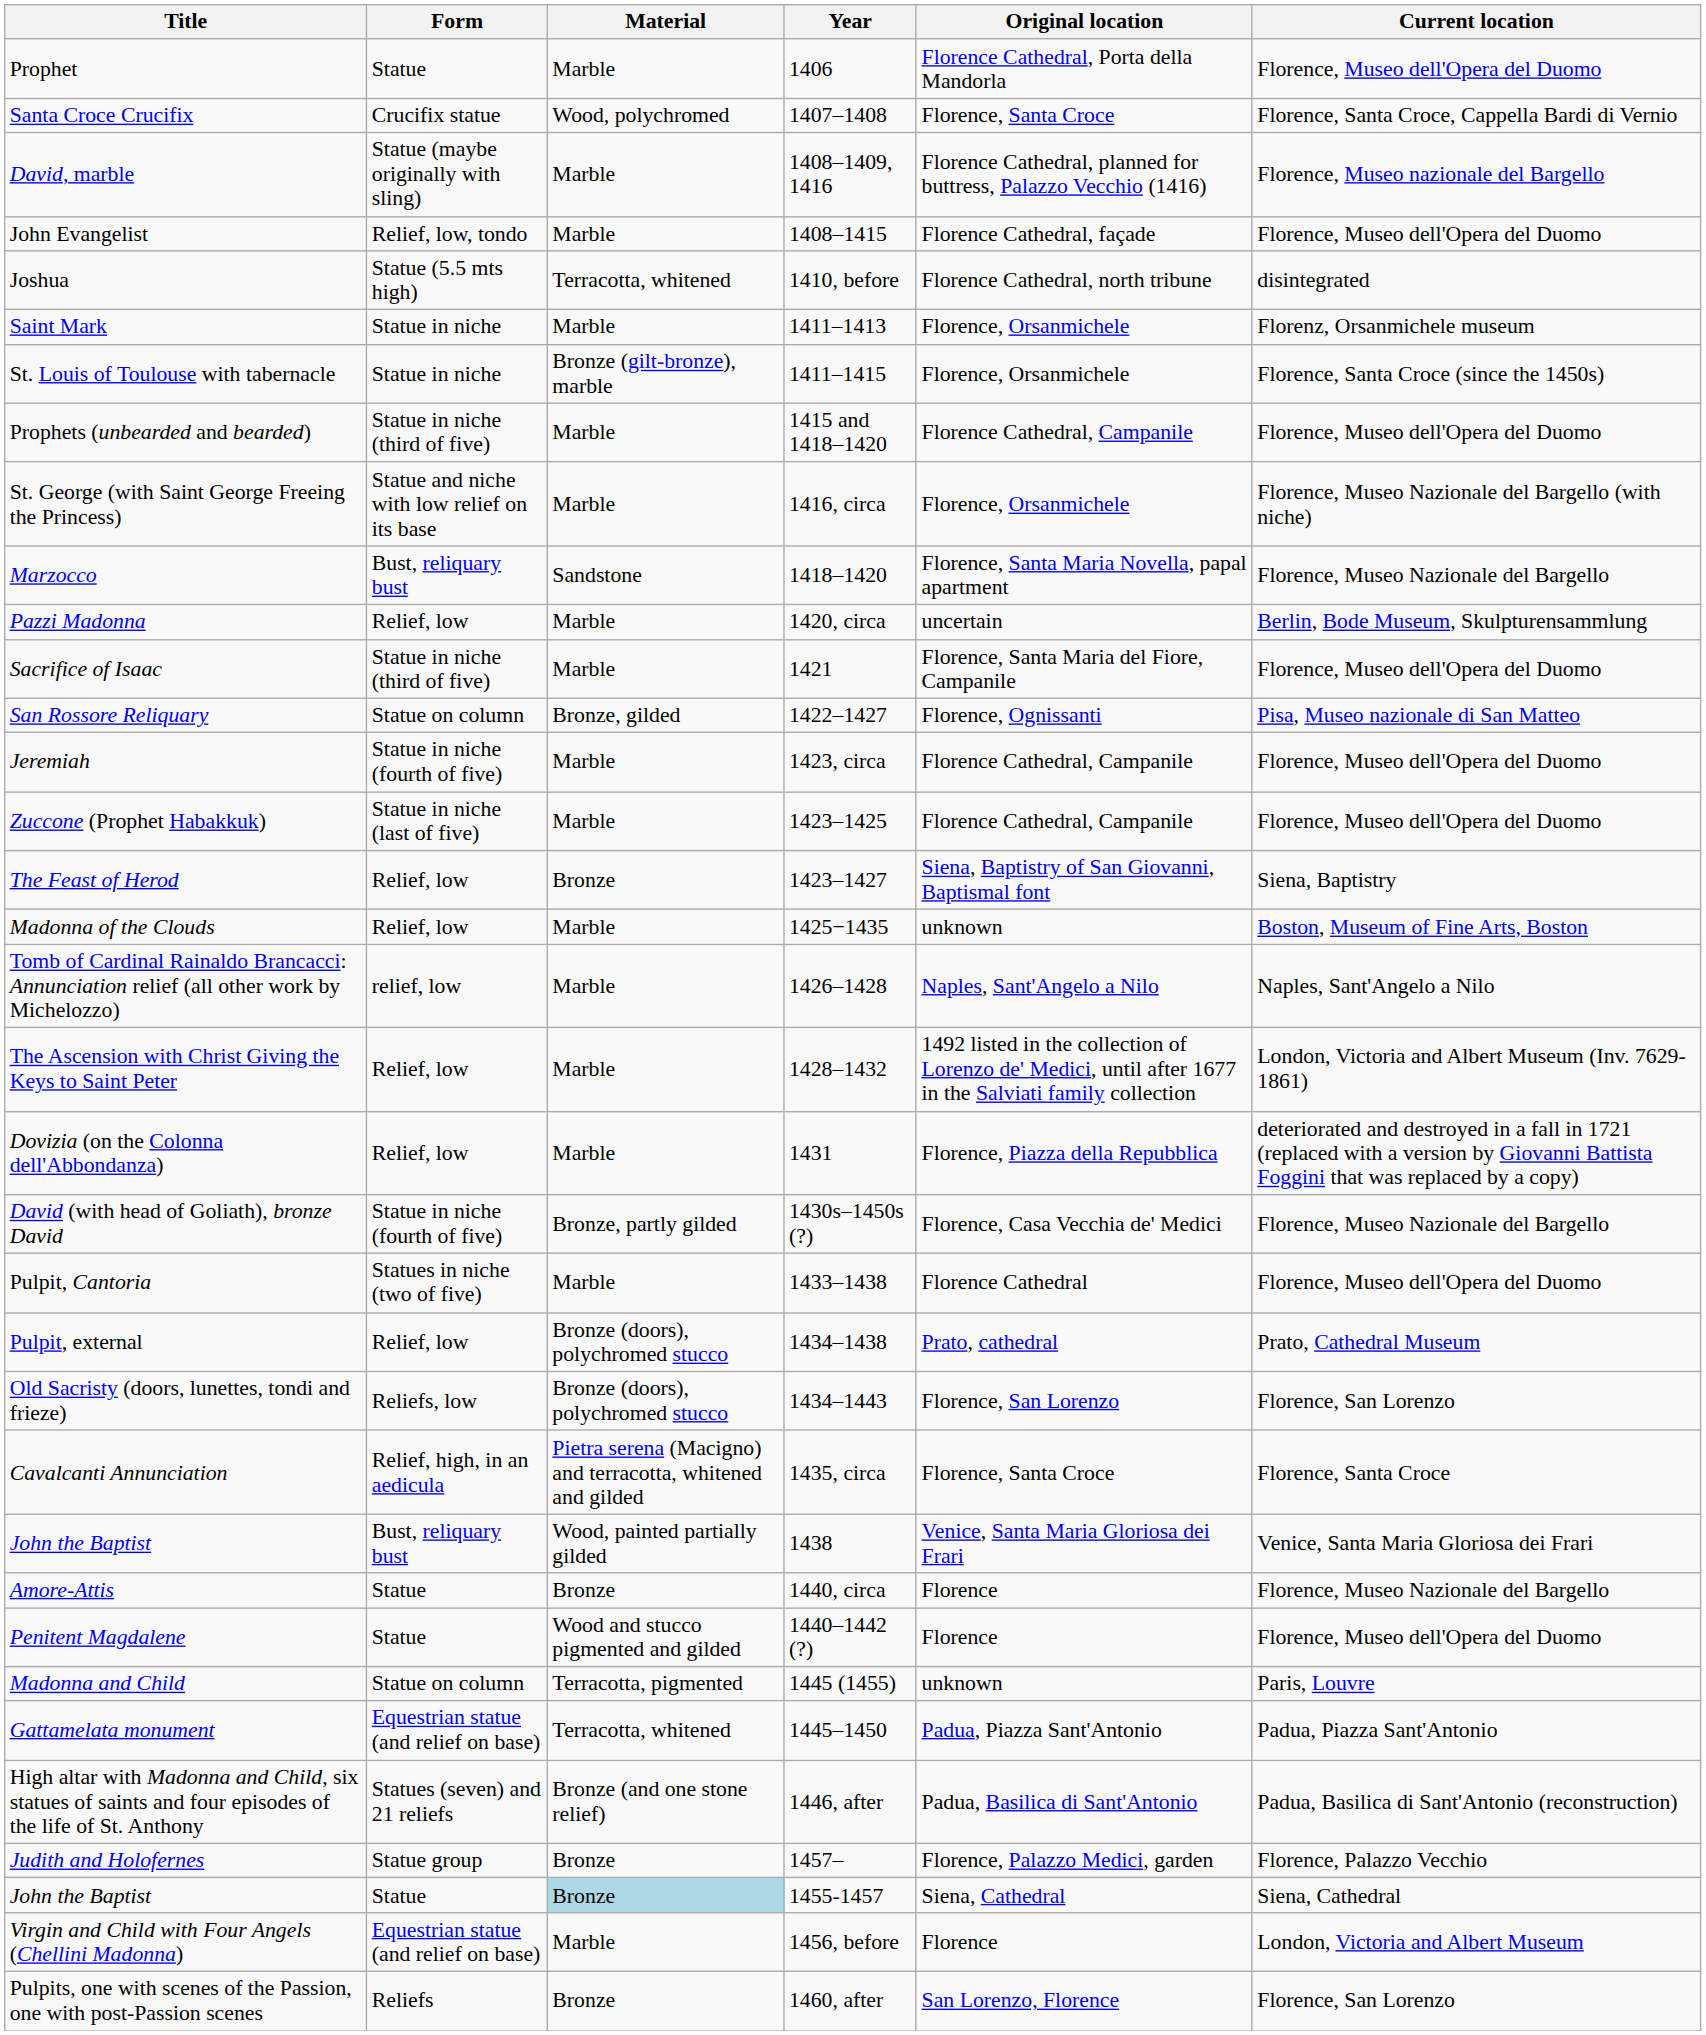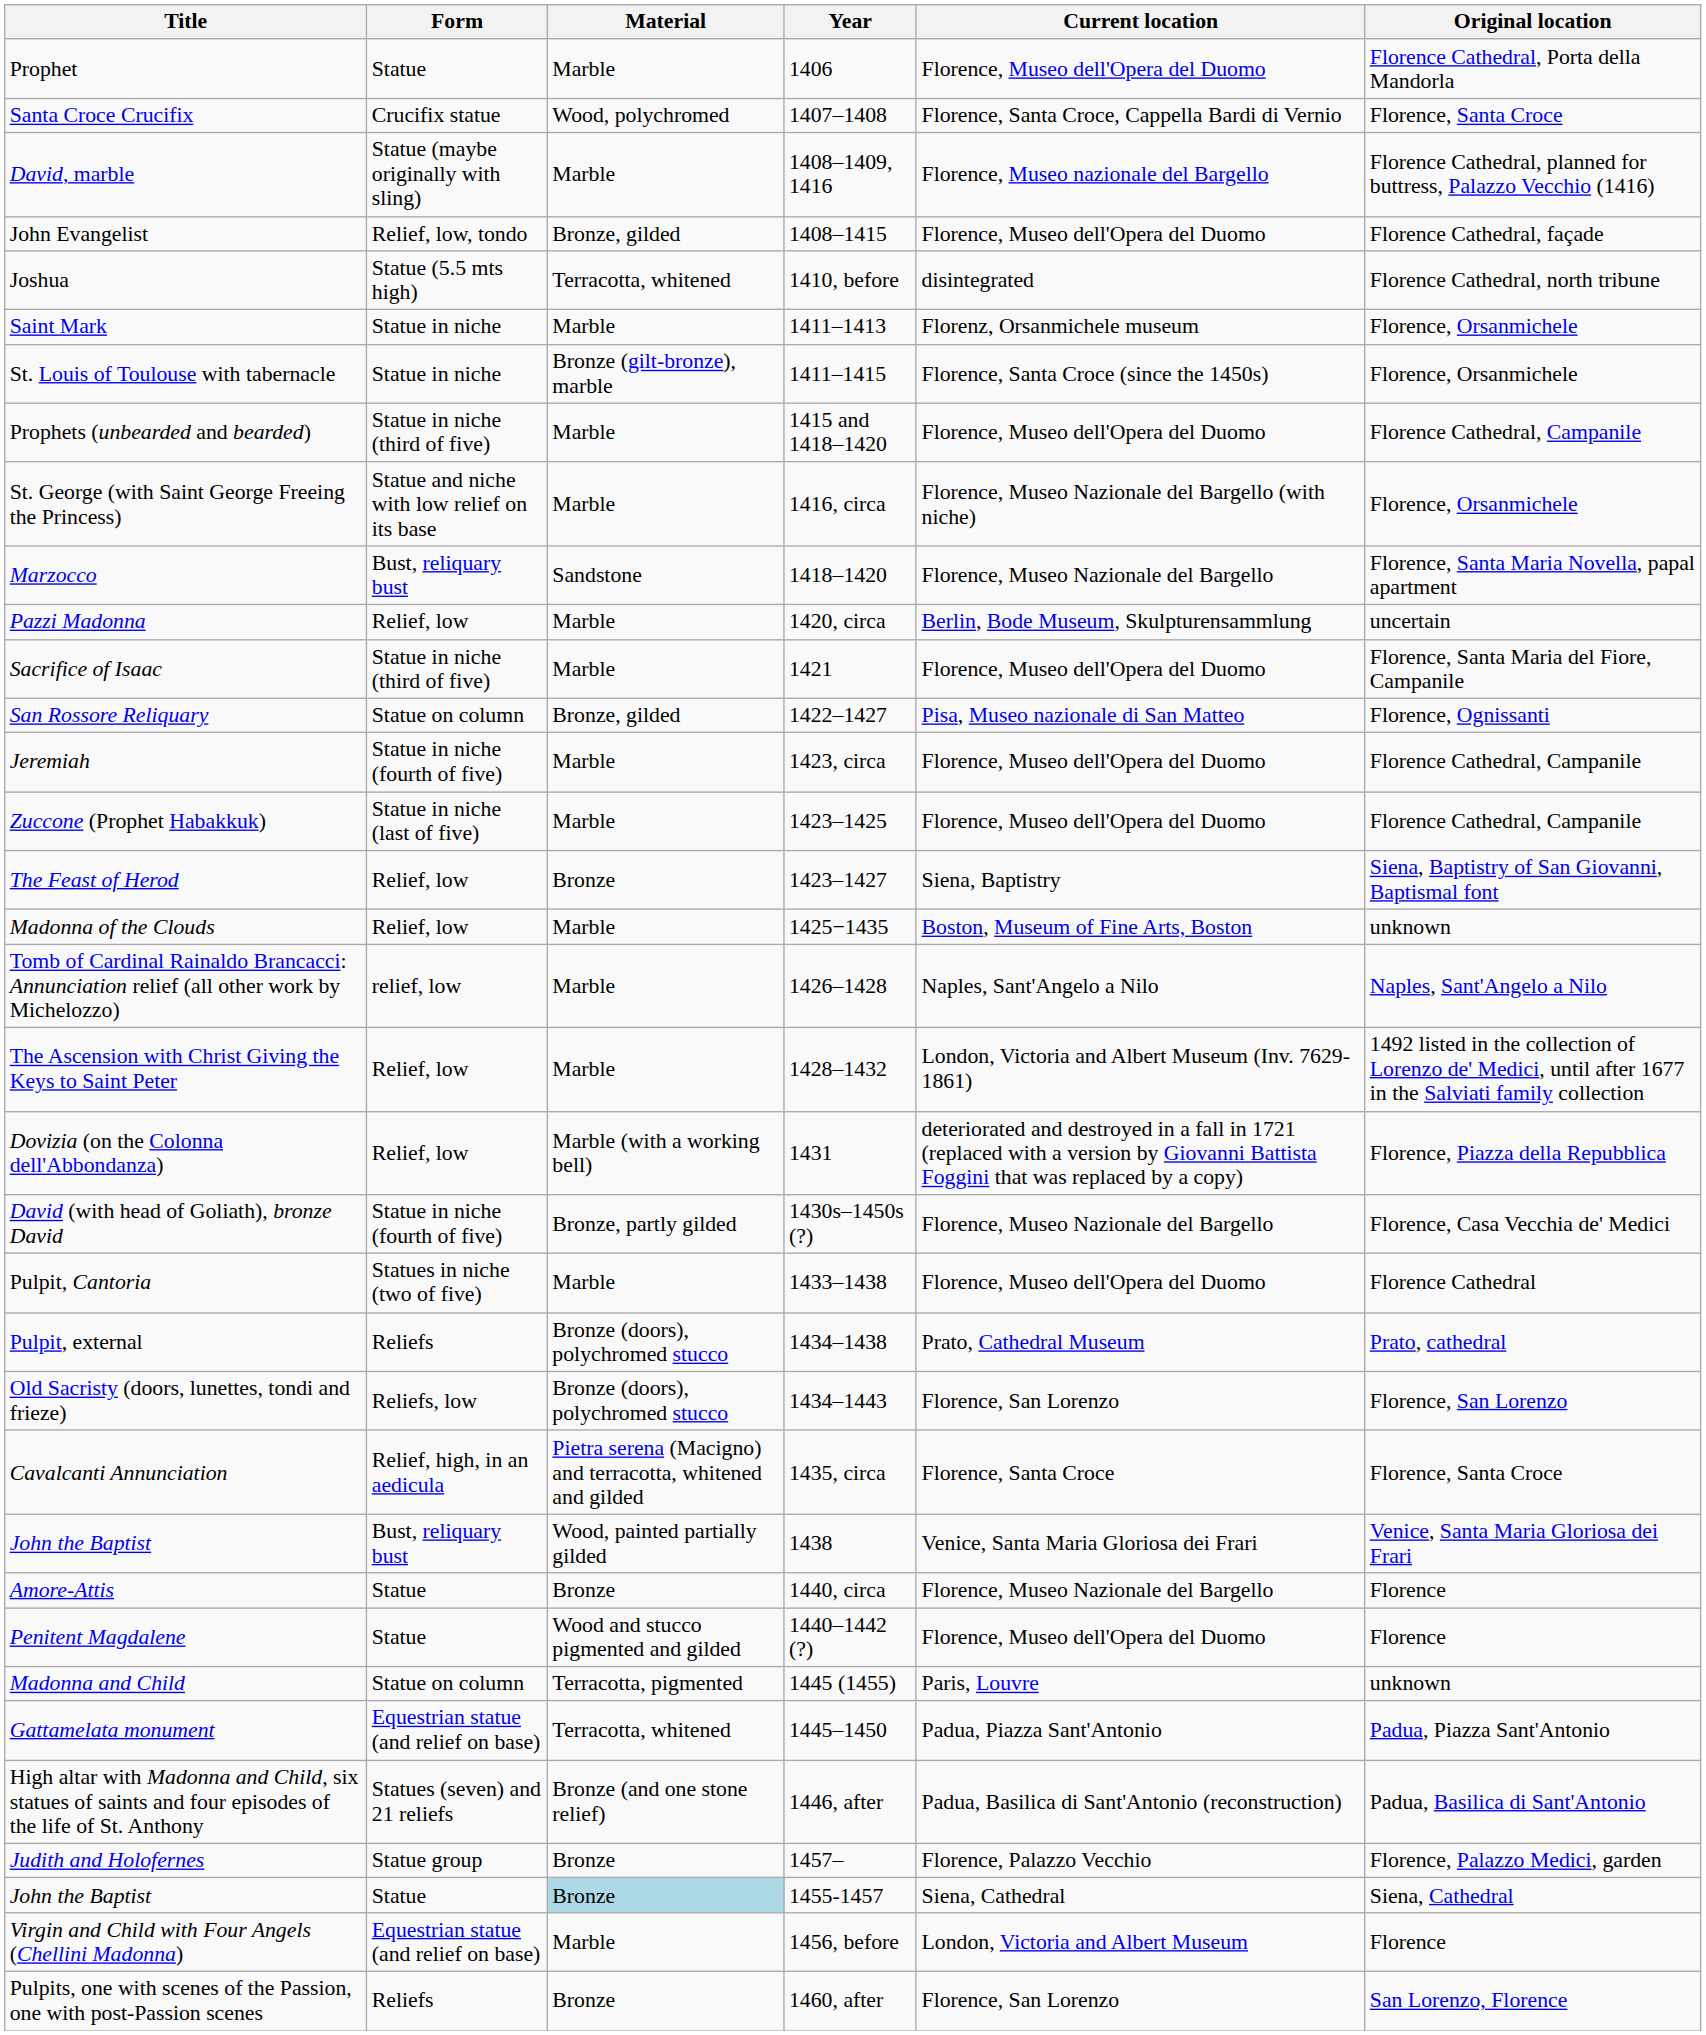columns swapped: (1084, 21) <-> (1476, 21)
(584, 233) Marble -> (616, 233) Bronze, gilded
(584, 1152) Marble -> (656, 1152) Marble (with a working bell)
(420, 1341) Relief, low -> (403, 1341) Reliefs
